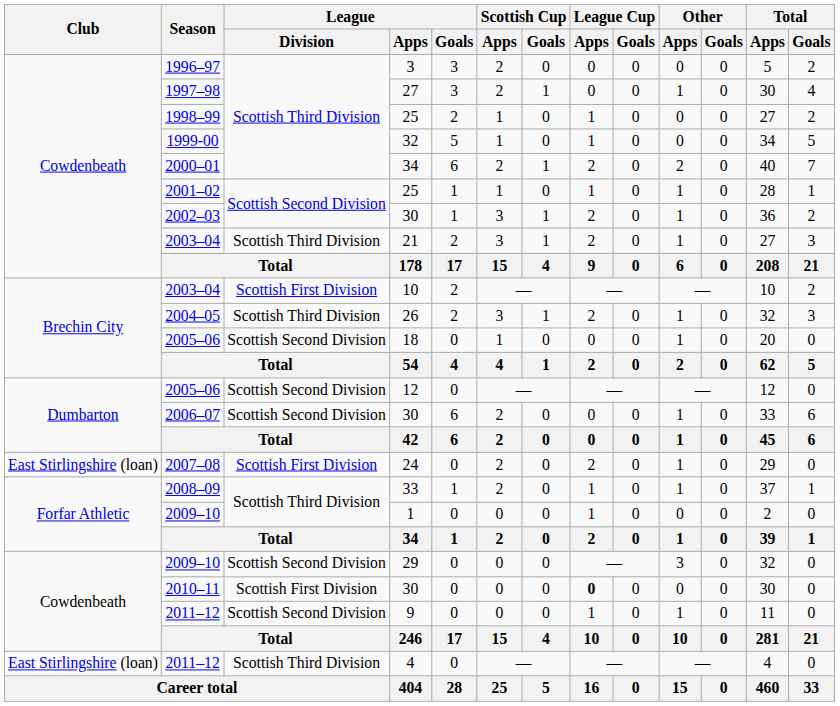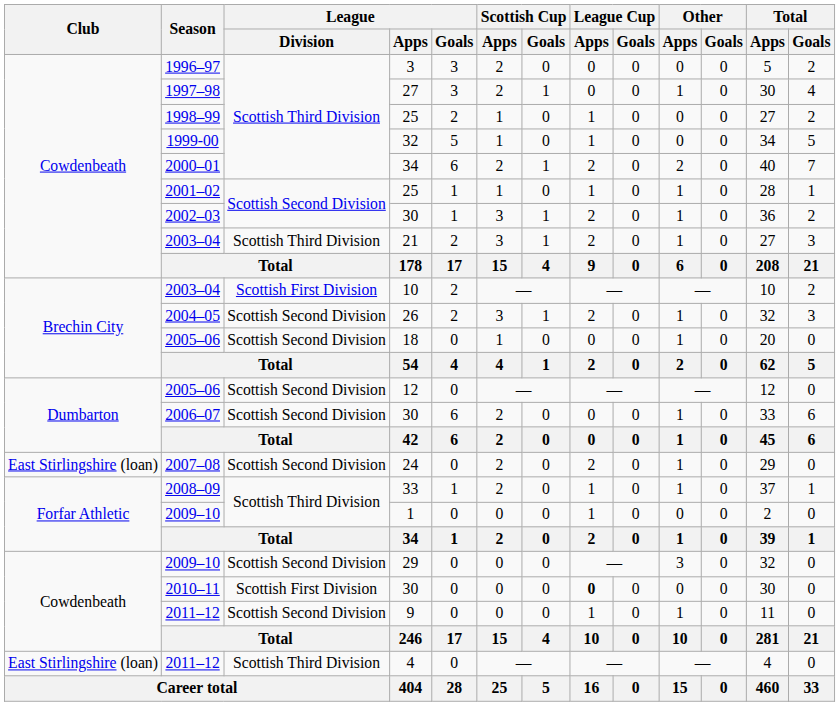(307, 315) Scottish Third Division -> (307, 315) Scottish Second Division
(307, 464) Scottish First Division -> (307, 464) Scottish Second Division
